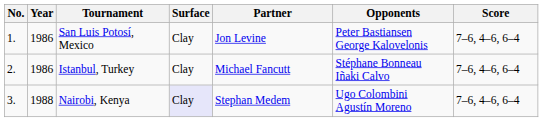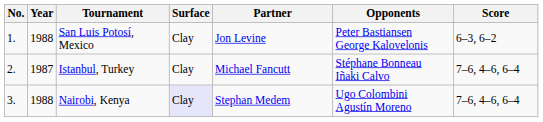(42, 38) 1986 -> (42, 38) 1988
(488, 38) 7–6, 4–6, 6–4 -> (476, 38) 6–3, 6–2
(42, 69) 1986 -> (42, 69) 1987
